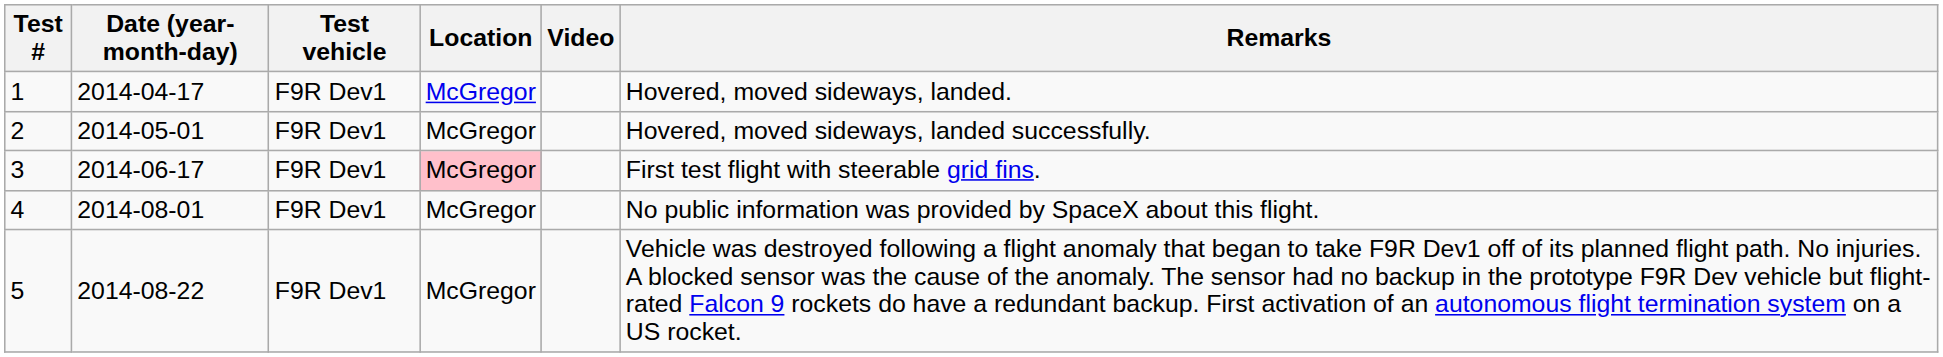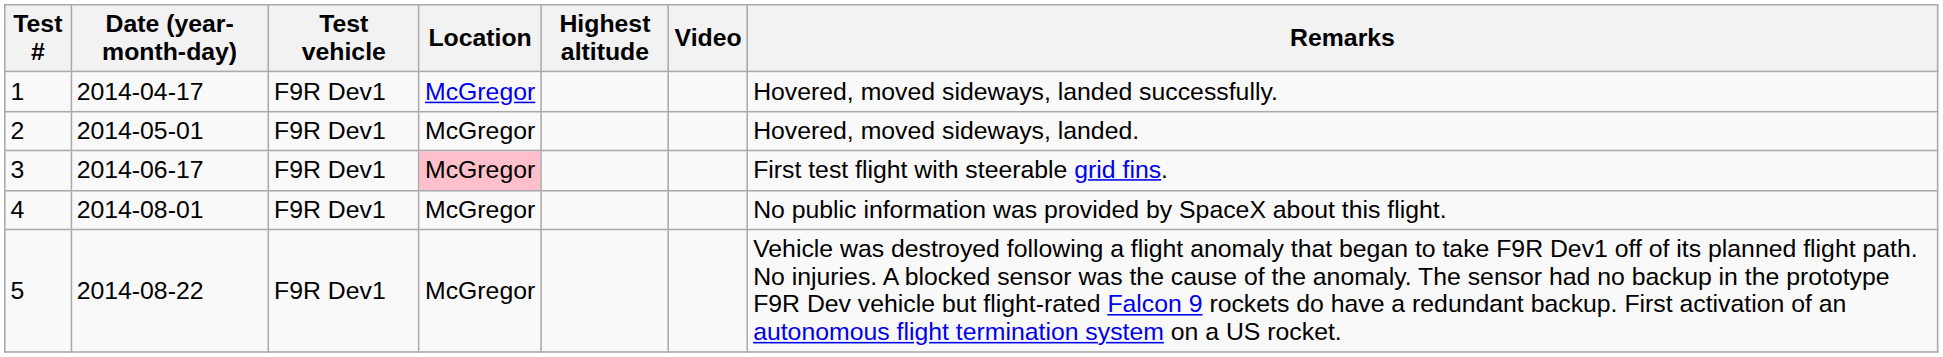+ column: (605, 38)
(819, 91) Hovered, moved sideways, landed. -> (1015, 91) Hovered, moved sideways, landed successfully.
(888, 130) Hovered, moved sideways, landed successfully. -> (946, 130) Hovered, moved sideways, landed.
